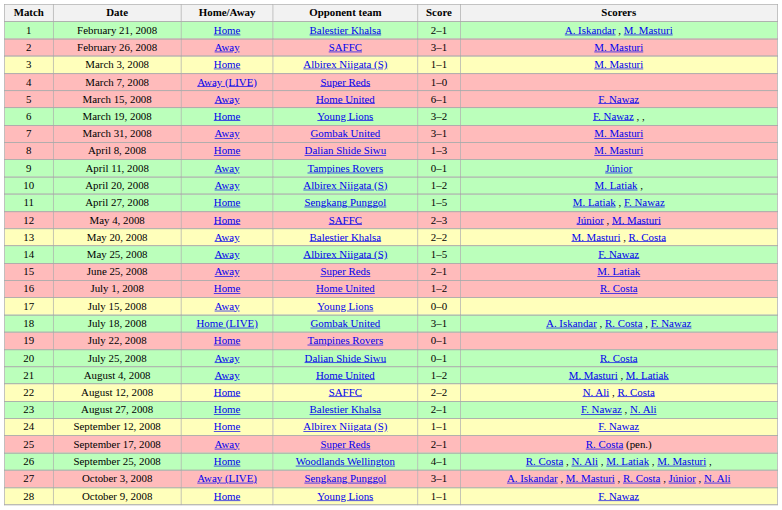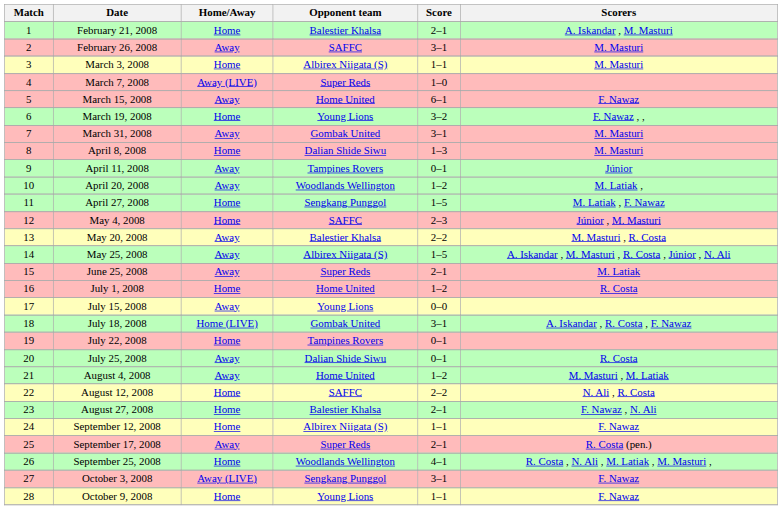(345, 185) Albirex Niigata (S) -> (345, 185) Woodlands Wellington
(619, 254) F. Nawaz -> (619, 254) A. Iskandar , M. Masturi , R. Costa , Júnior , N. Ali
(619, 479) A. Iskandar , M. Masturi , R. Costa , Júnior , N. Ali -> (619, 479) F. Nawaz
